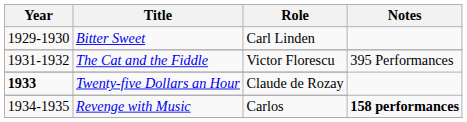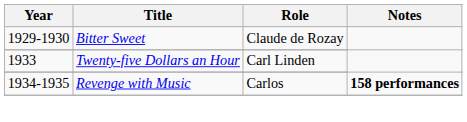(281, 38) Carl Linden -> (295, 38) Claude de Rozay
- row: (142, 60)
(22, 83) bold -> (22, 60) normal
(295, 83) Claude de Rozay -> (281, 60) Carl Linden
